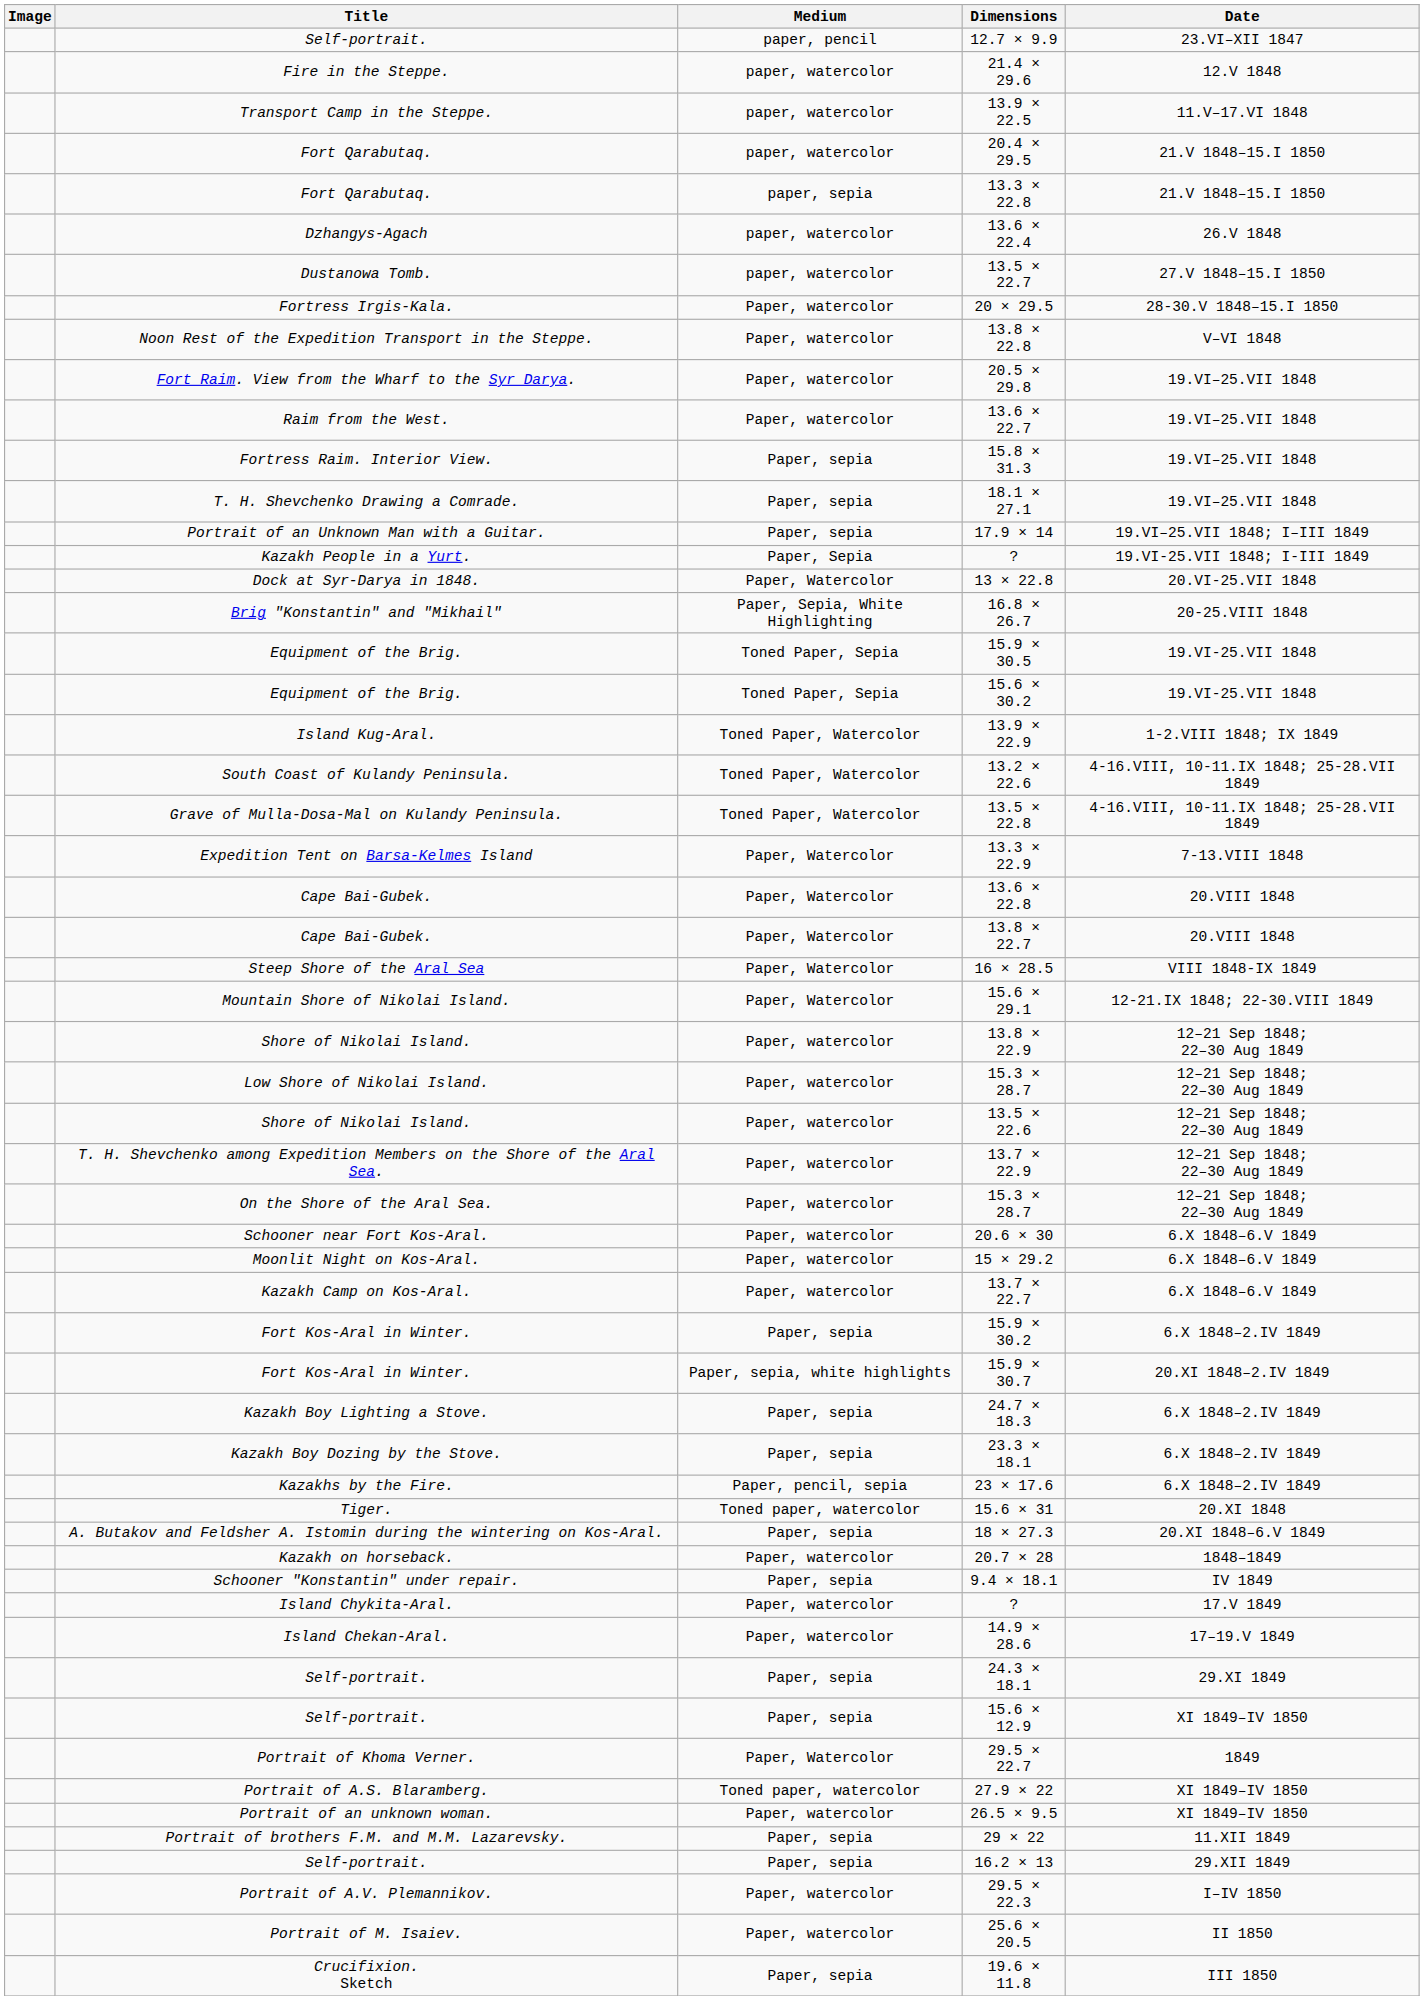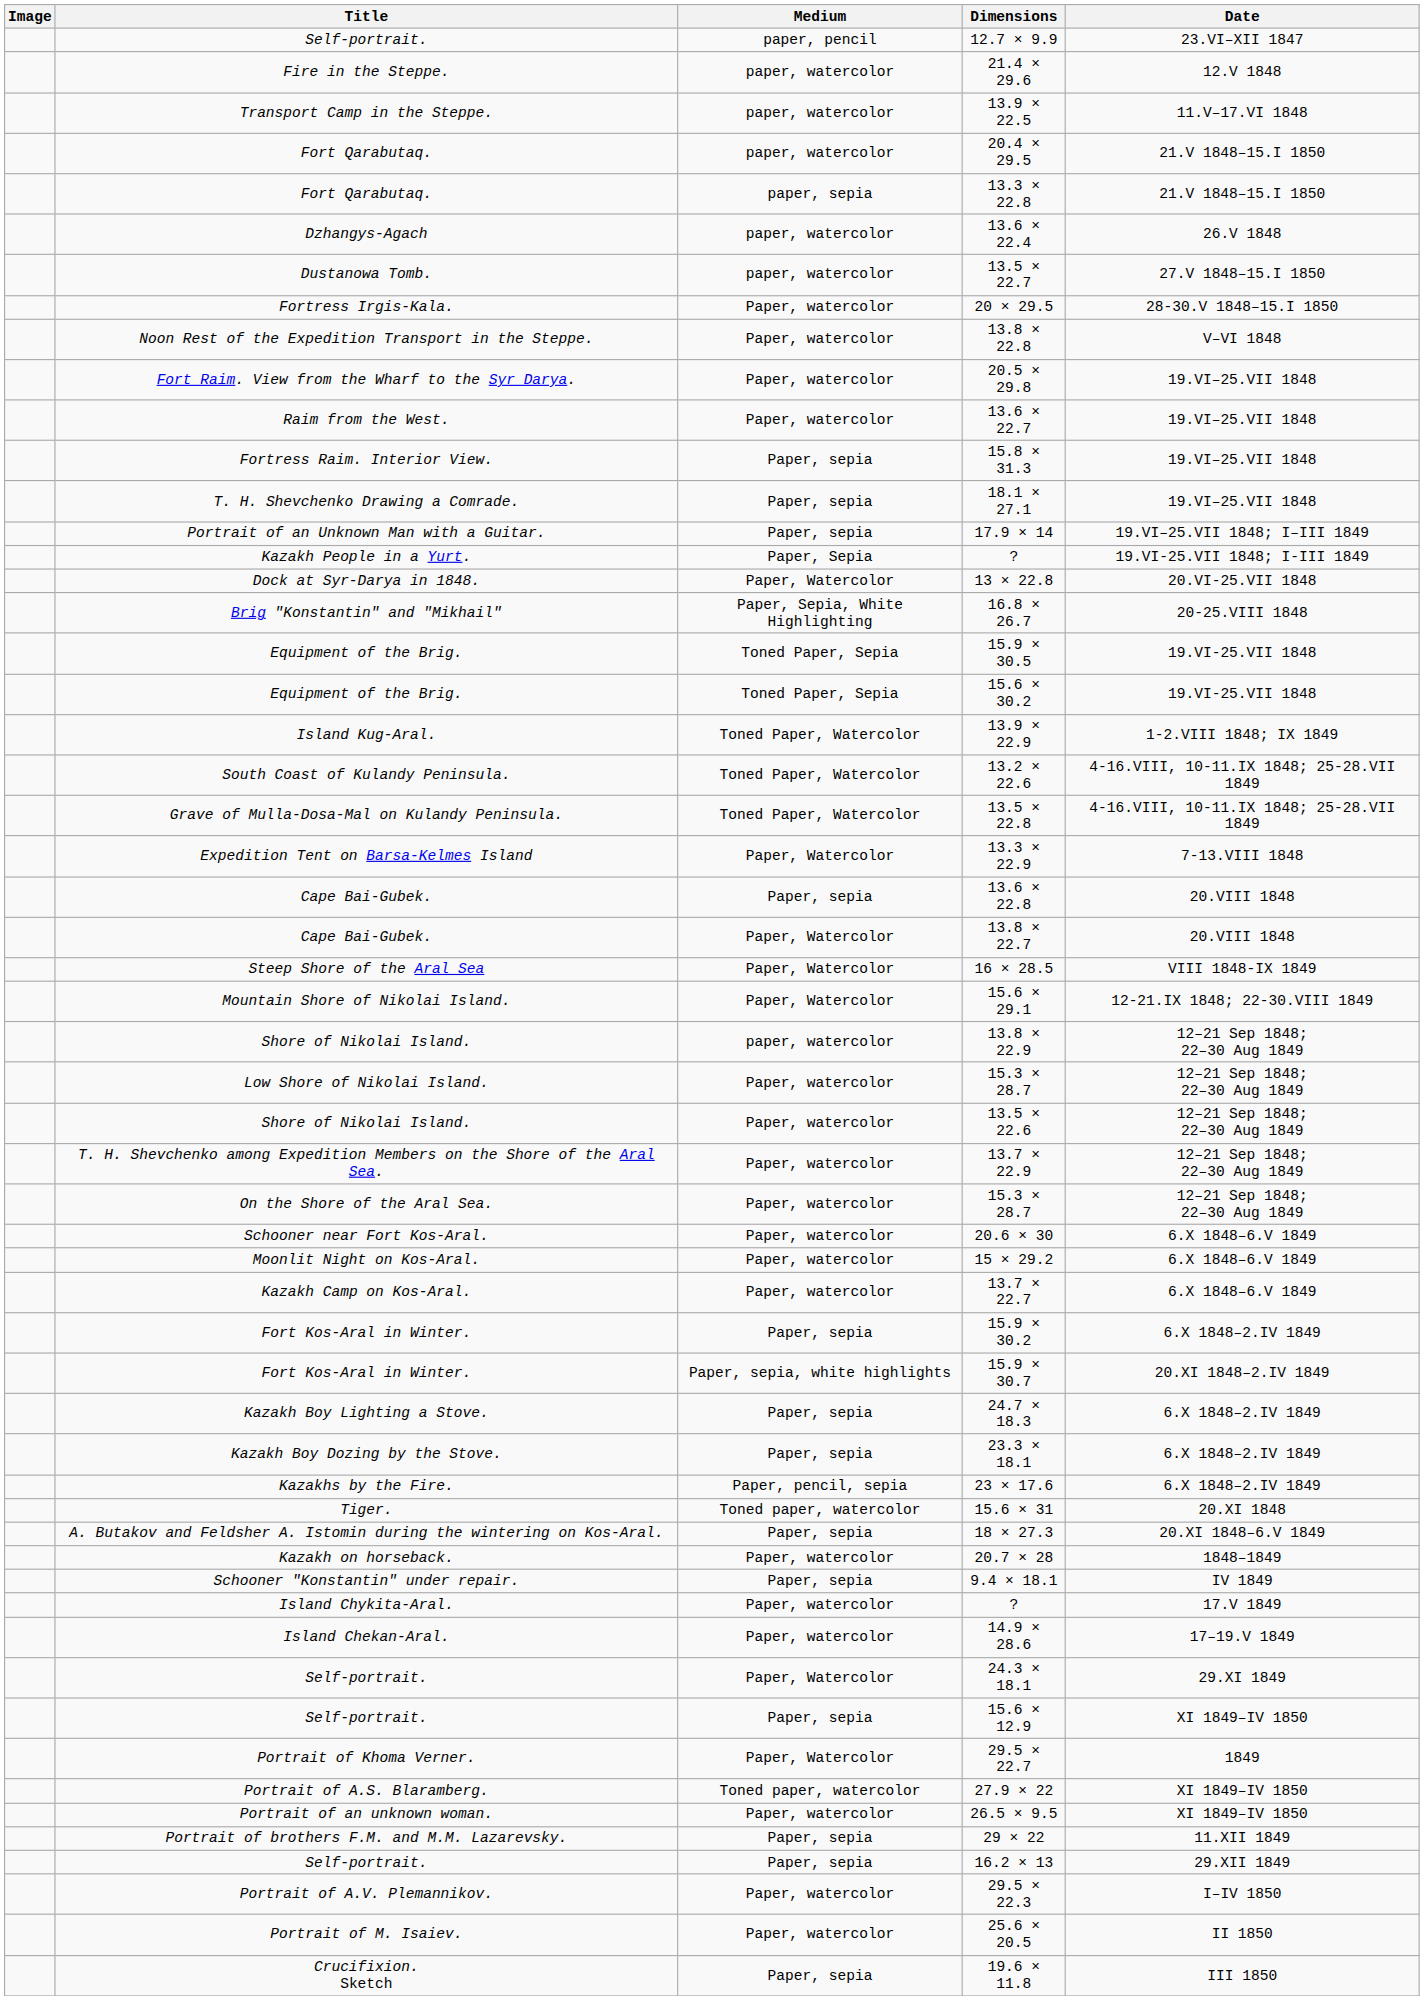(820, 897) Paper, Watercolor -> (820, 897) Paper, sepia
(820, 1042) Paper, watercolor -> (820, 1042) paper, watercolor
(820, 1678) Paper, sepia -> (820, 1678) Paper, Watercolor
